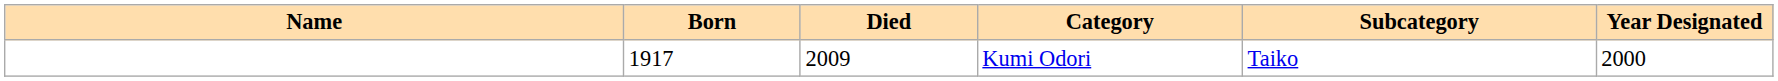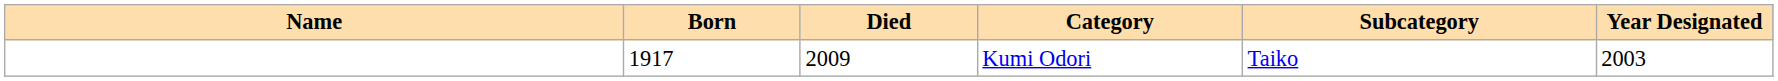(1624, 57) 2000 -> (1624, 57) 2003
